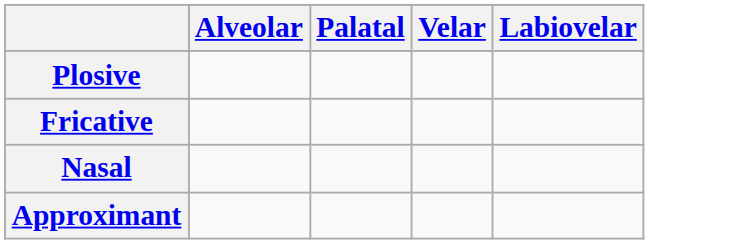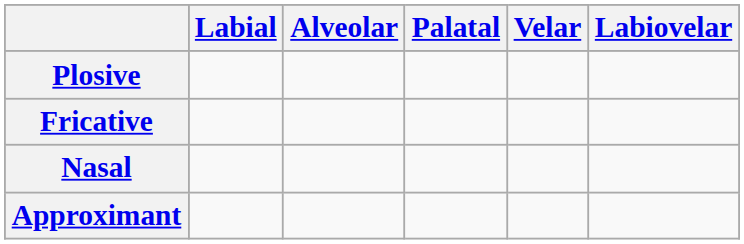+ column: (236, 27)
